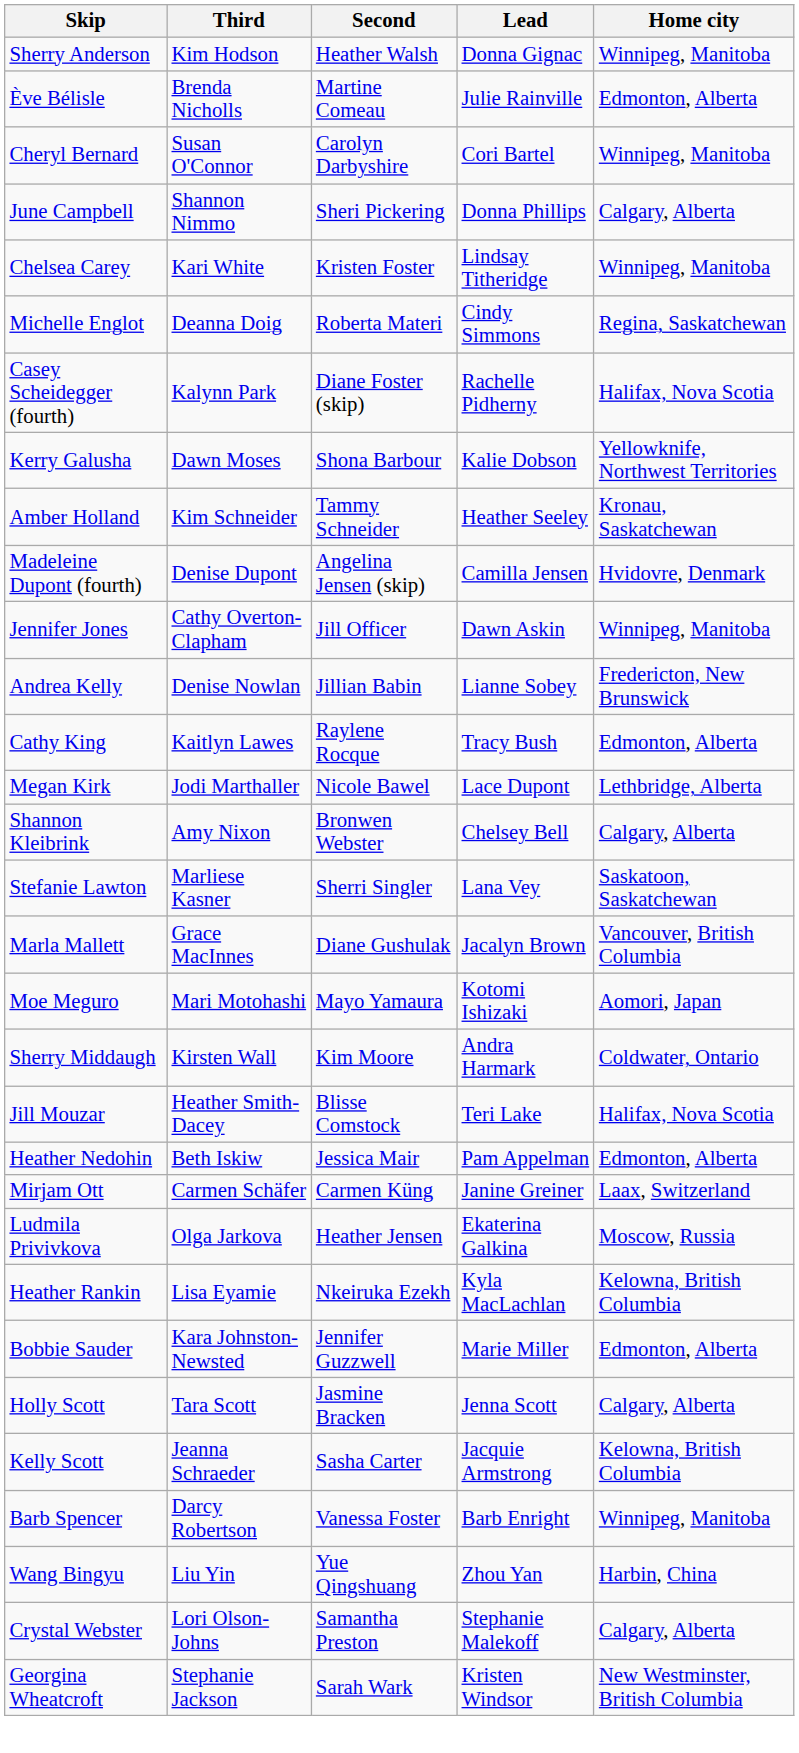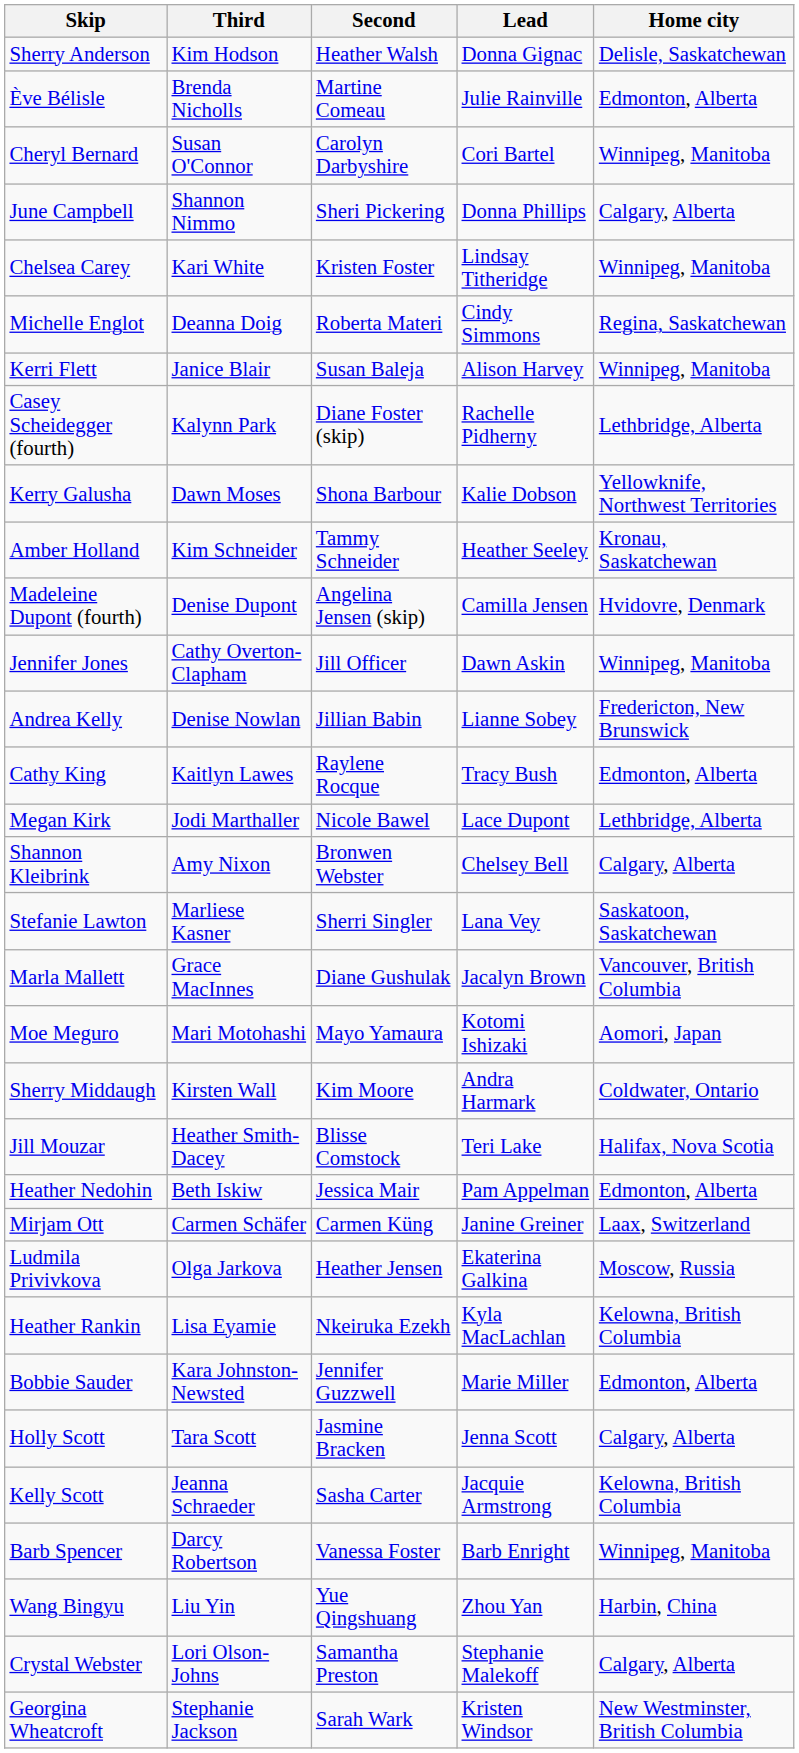(684, 53) Winnipeg, Manitoba -> (692, 53) Delisle, Saskatchewan
+ row: (53, 368)
(686, 392) Halifax, Nova Scotia -> (680, 425) Lethbridge, Alberta
